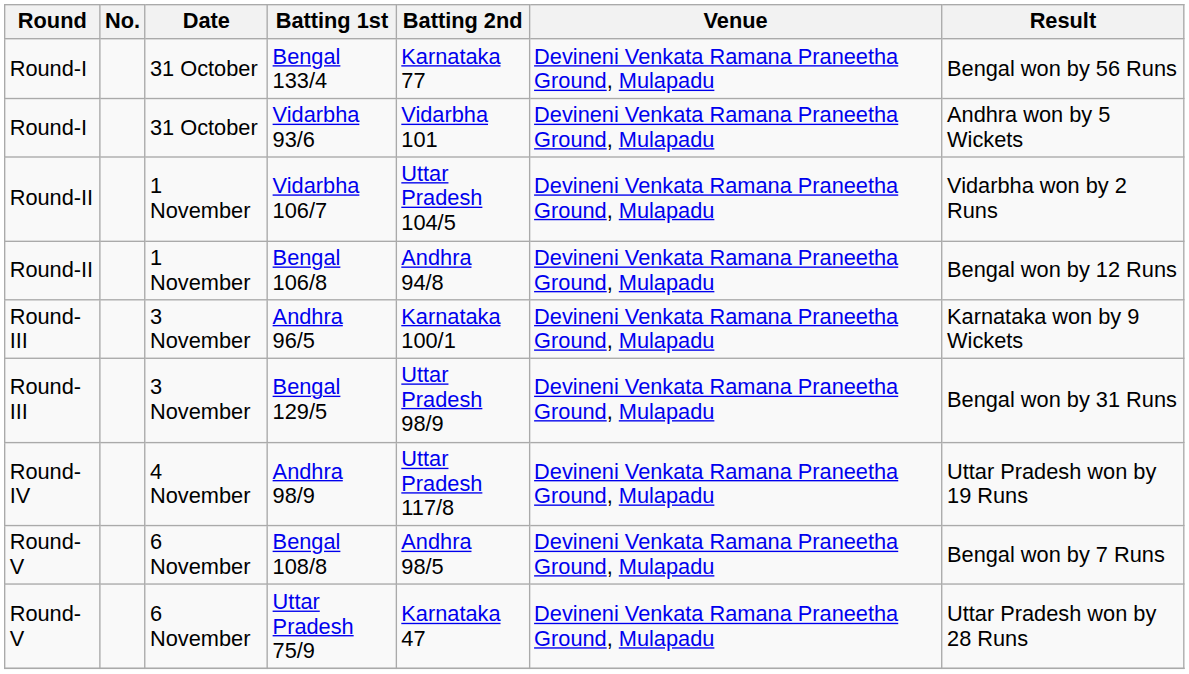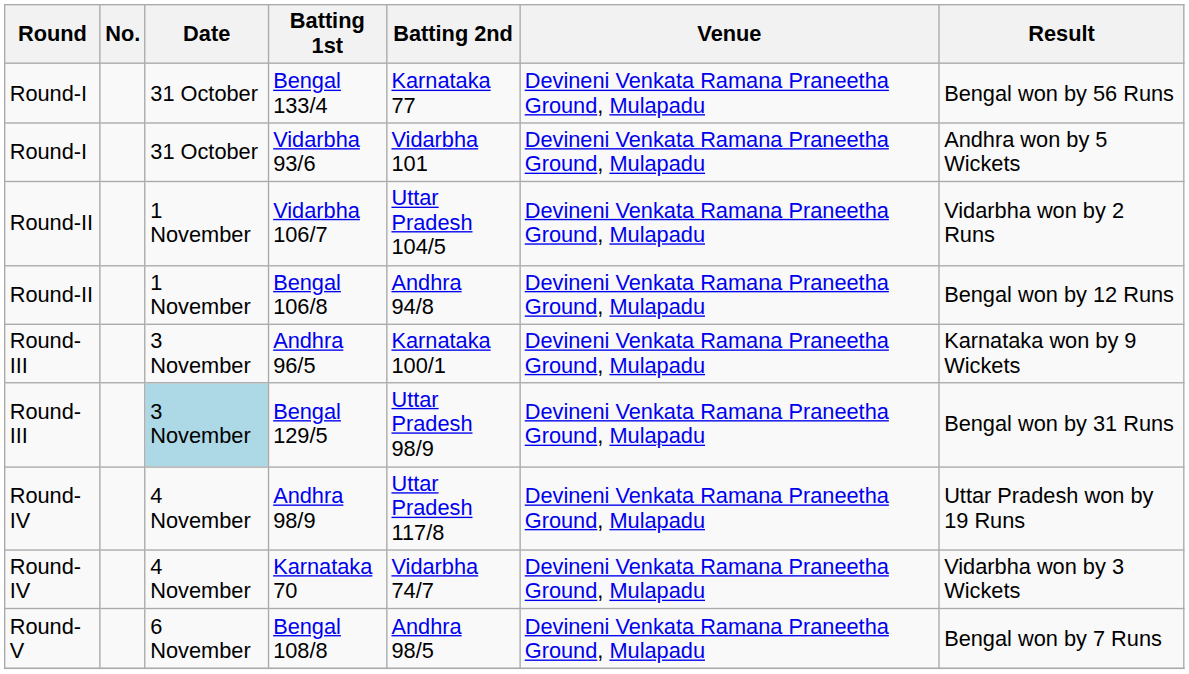(200, 400) no background -> (200, 424) lightblue background
+ row: (323, 579)
- row: (313, 626)
